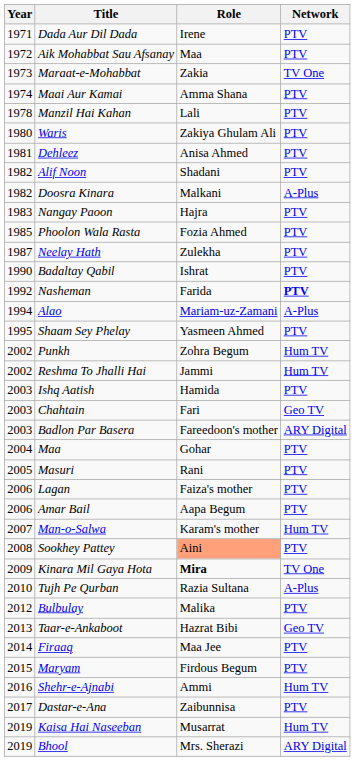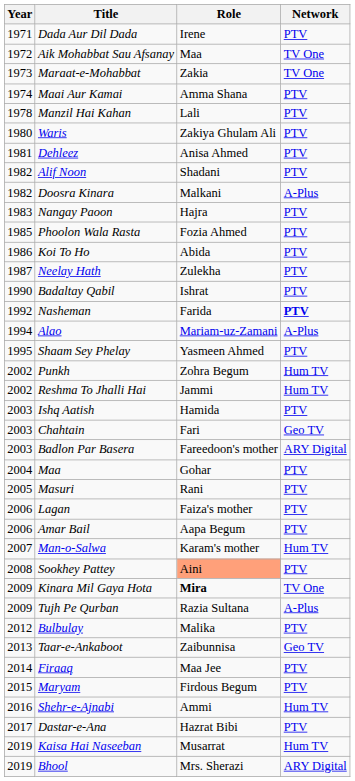(296, 53) PTV -> (304, 53) TV One
+ row: (64, 251)
(20, 588) 2010 -> (20, 608) 2009
(209, 627) Hazrat Bibi -> (207, 647) Zaibunnisa
(207, 707) Zaibunnisa -> (209, 726) Hazrat Bibi
